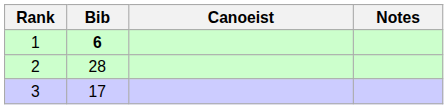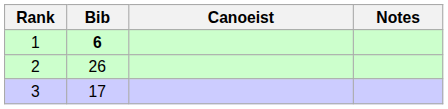(97, 67) 28 -> (97, 67) 26
